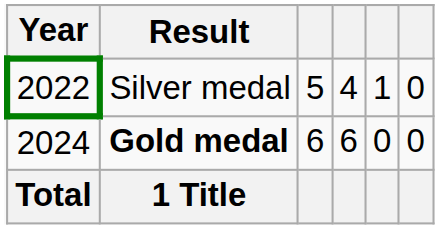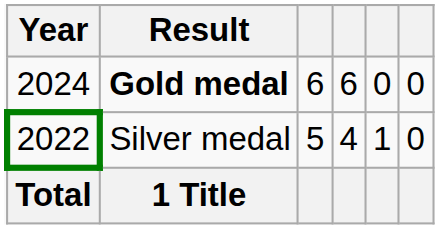rows swapped: (200, 87) <-> (199, 142)
